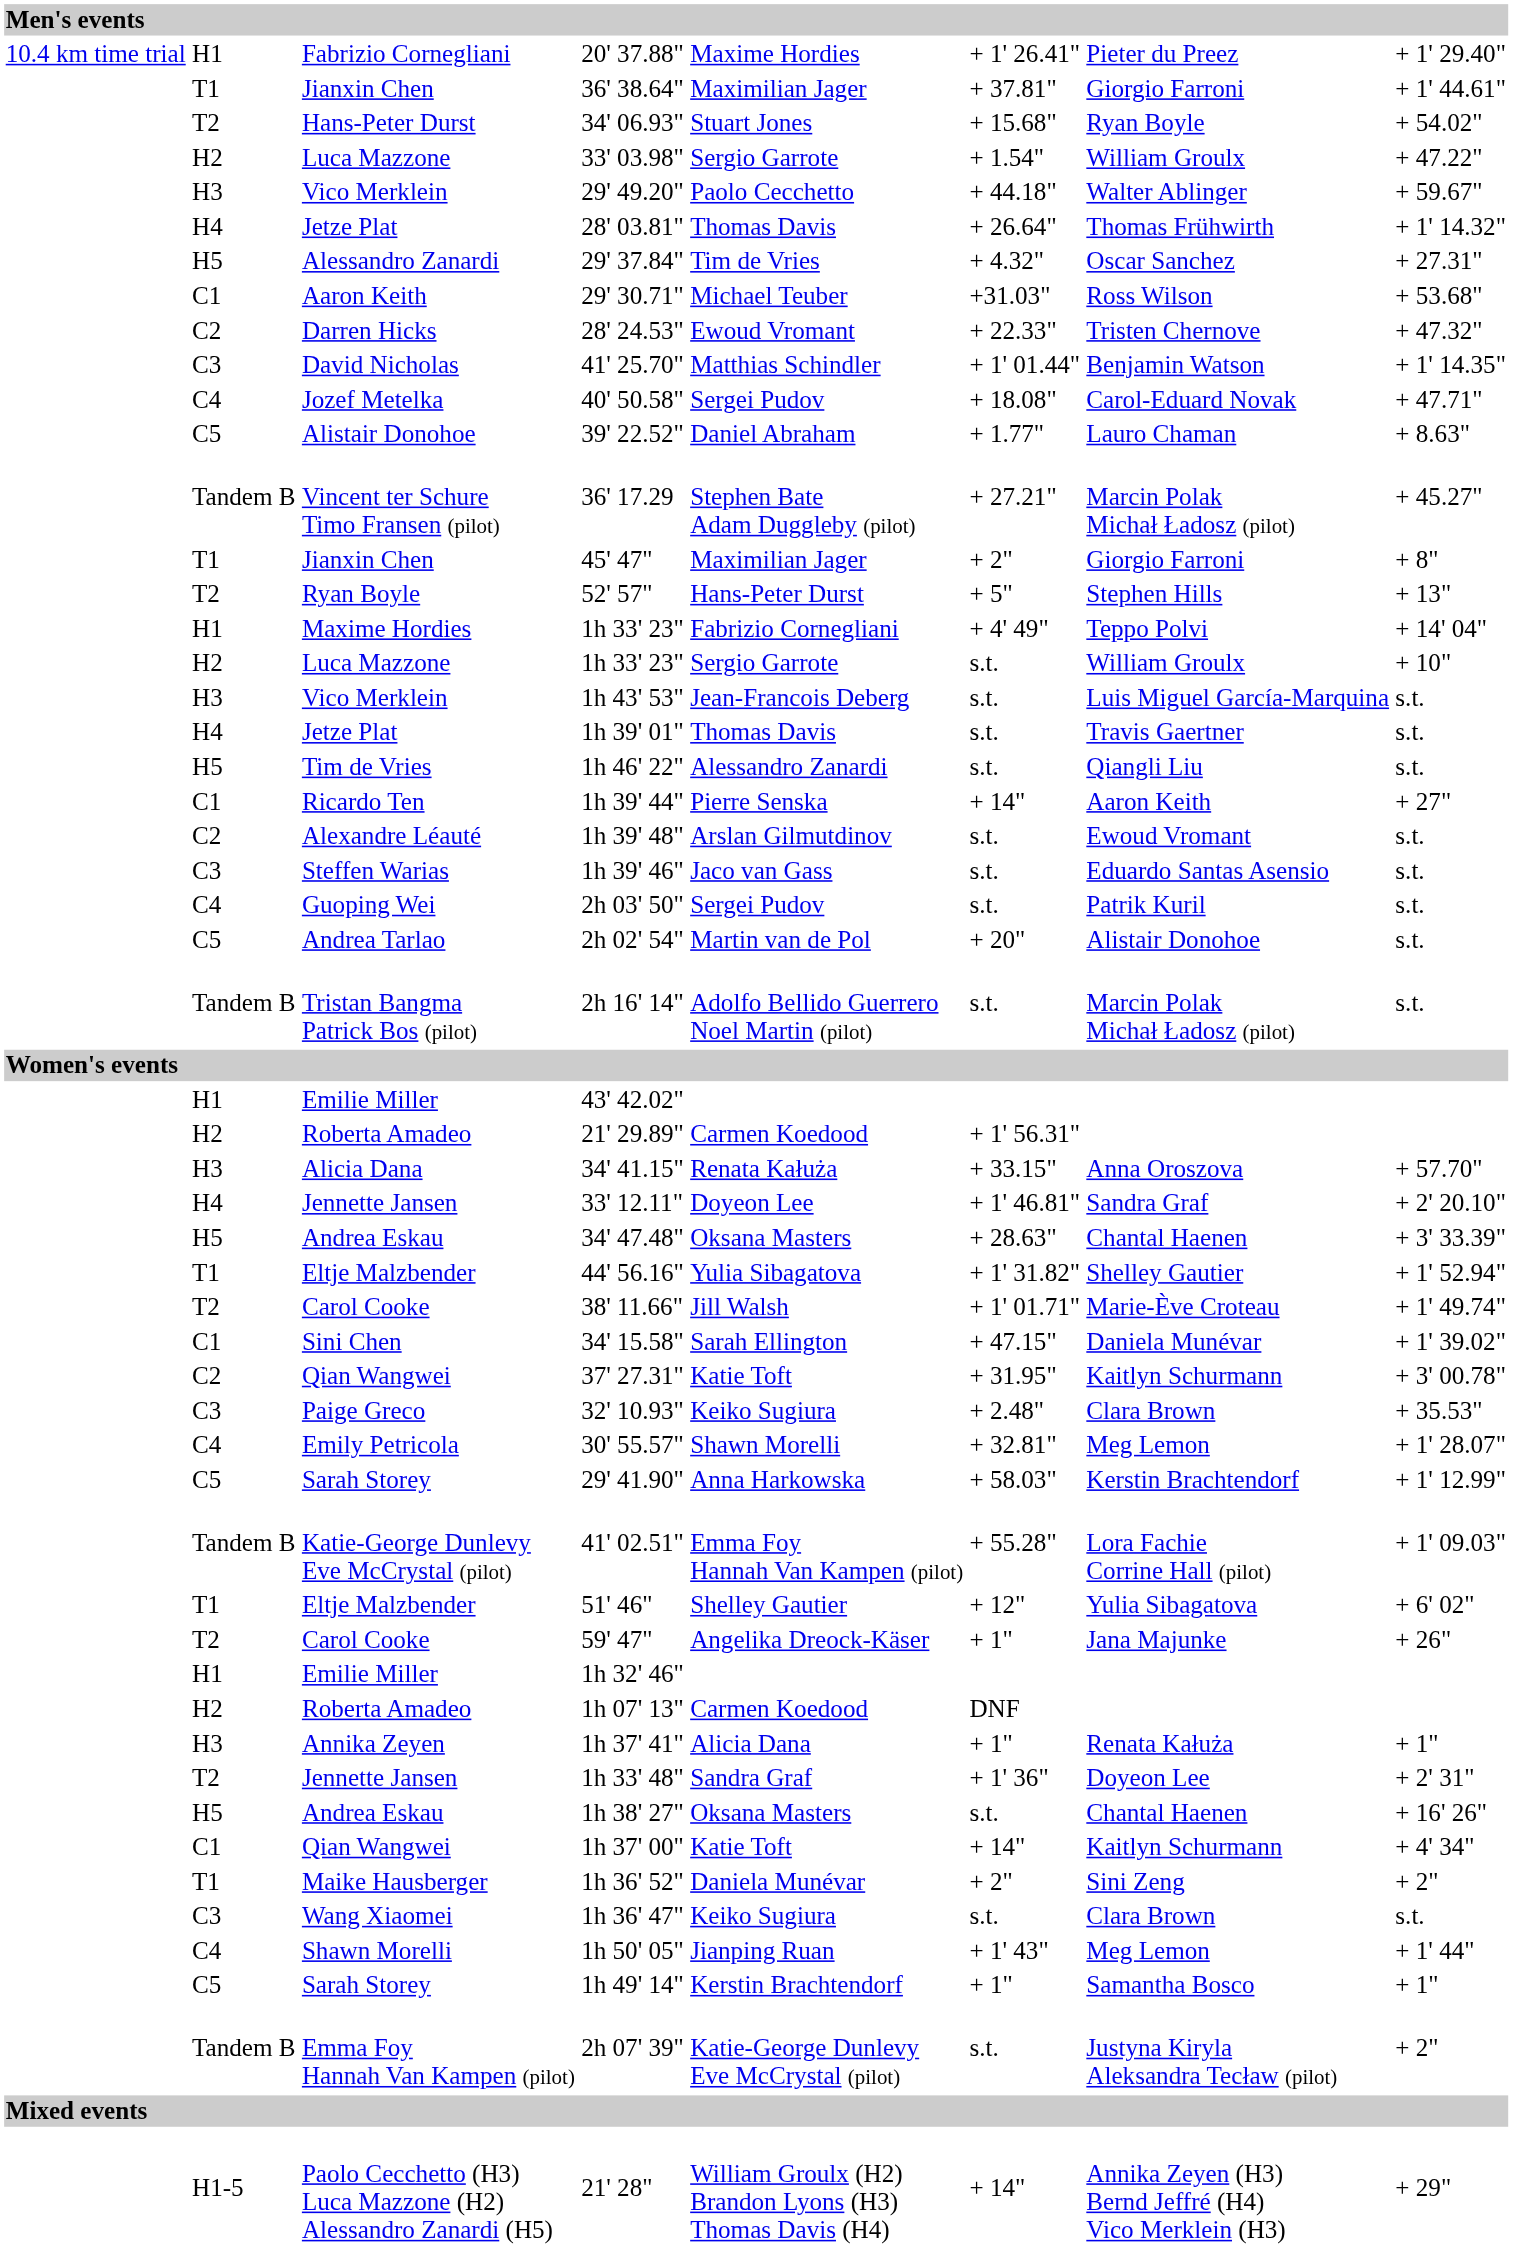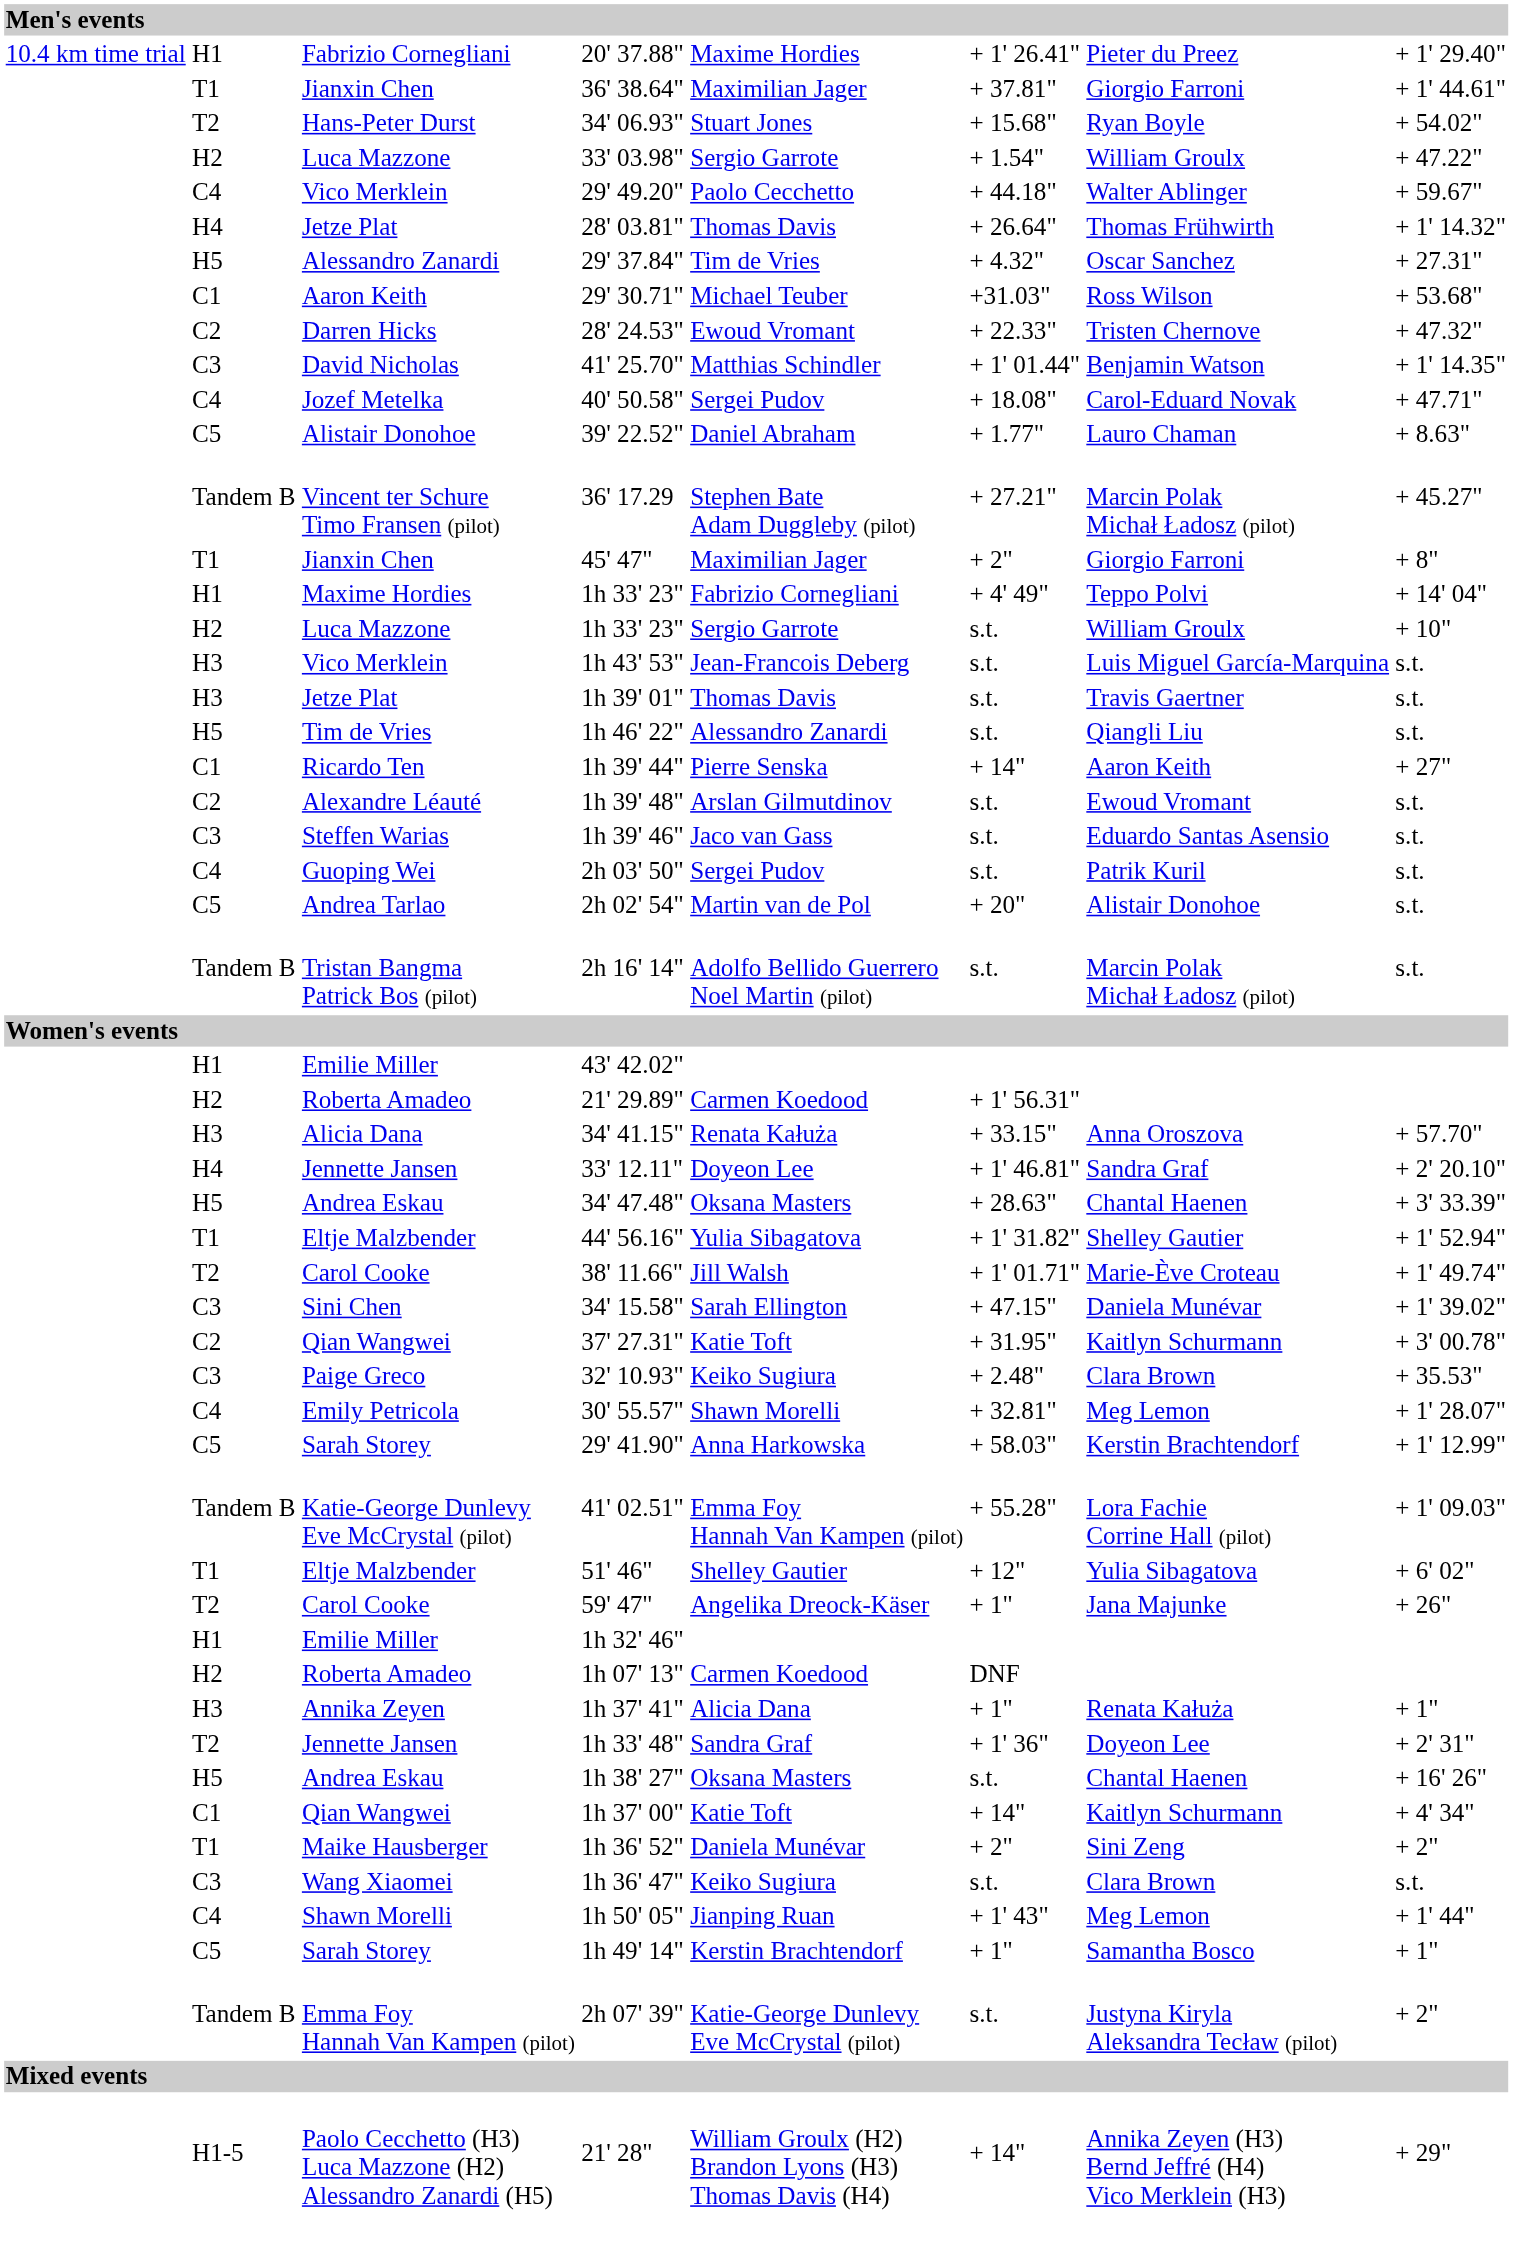(207, 192) H3 -> (207, 192) C4
- row: (361, 594)
(207, 732) H4 -> (207, 697) H3
(207, 1341) C1 -> (207, 1306) C3
